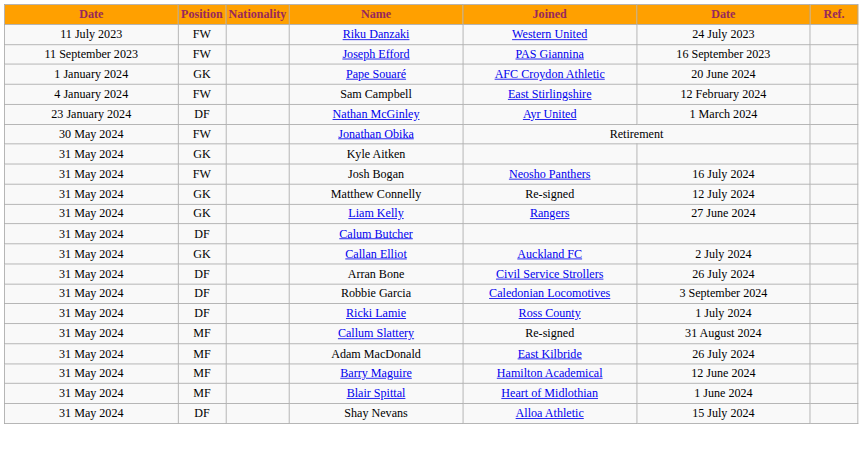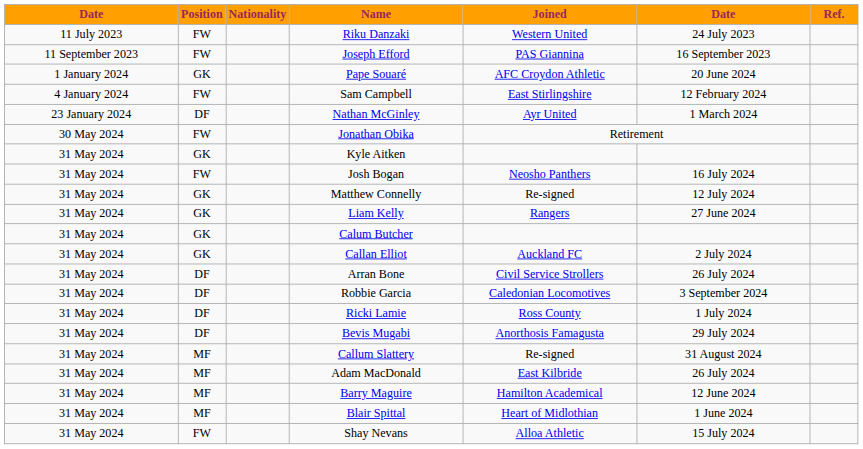(202, 234) DF -> (202, 234) GK
+ row: (376, 334)
(202, 413) DF -> (202, 433) FW
